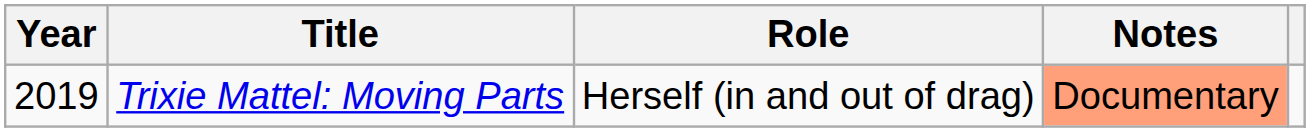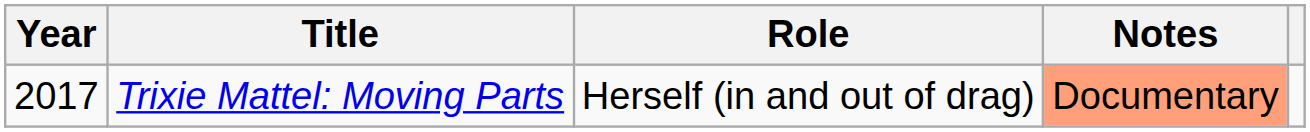(56, 95) 2019 -> (56, 95) 2017
